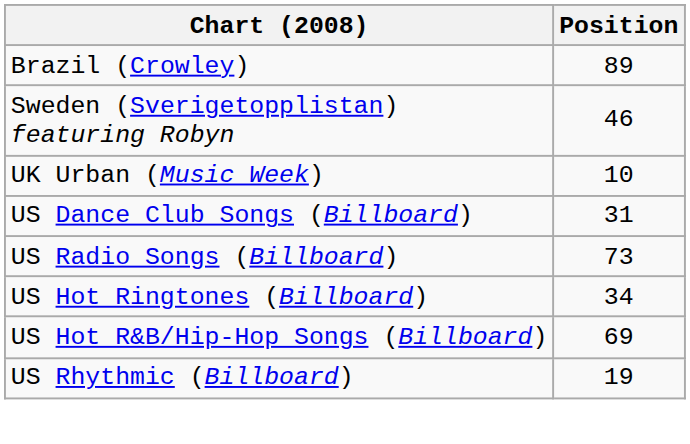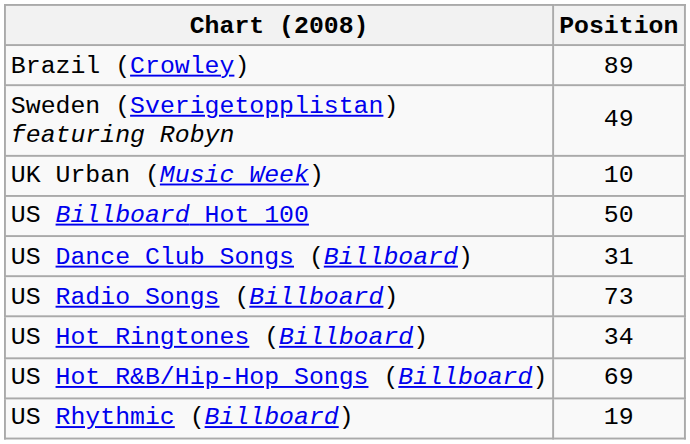(619, 120) 46 -> (619, 120) 49
+ row: (160, 216)
